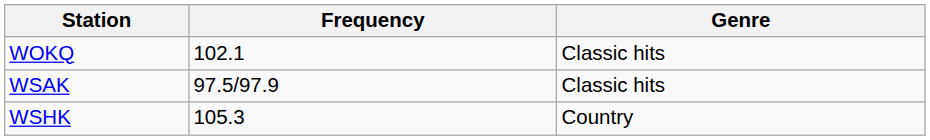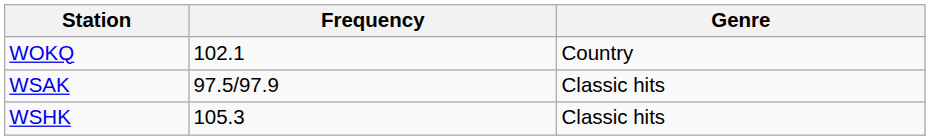(613, 53) Classic hits -> (597, 53) Country
(597, 118) Country -> (613, 118) Classic hits
